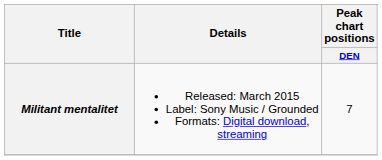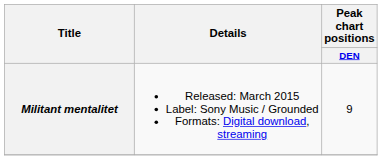(349, 109) 7 -> (349, 109) 9
